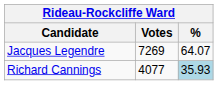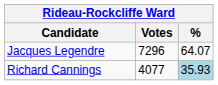(152, 51) 7269 -> (152, 51) 7296
